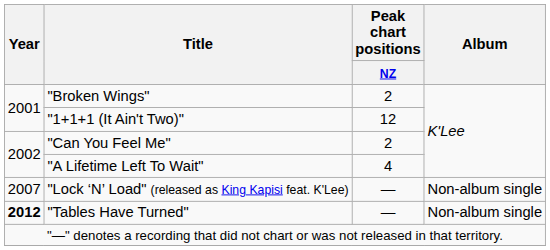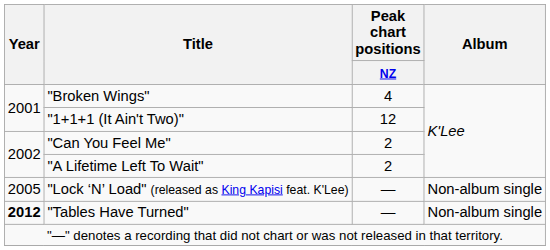(388, 95) 2 -> (388, 95) 4
(388, 166) 4 -> (388, 166) 2
(24, 189) 2007 -> (24, 189) 2005
